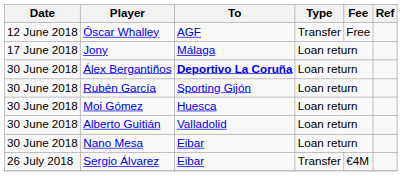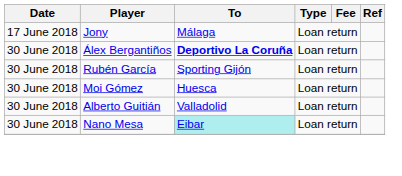- row: (121, 32)
(191, 143) no background -> (191, 124) paleturquoise background
- row: (121, 161)
